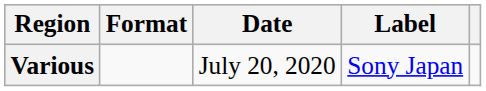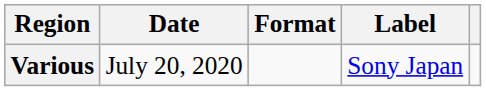columns swapped: (267, 24) <-> (146, 24)
